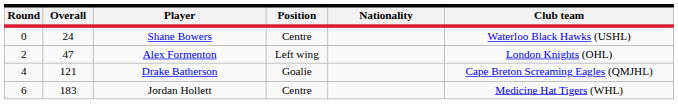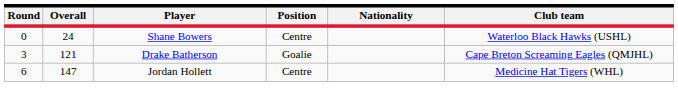- row: (180, 54)
(24, 72) 4 -> (24, 54) 3
(68, 90) 183 -> (68, 72) 147
